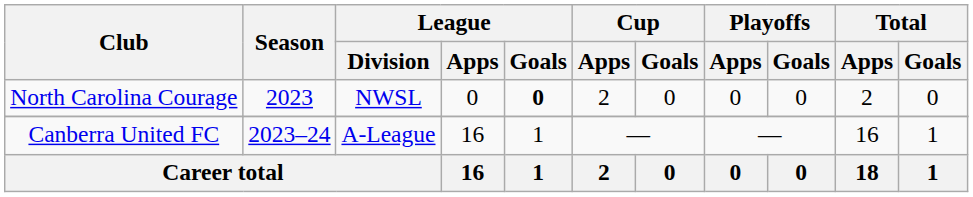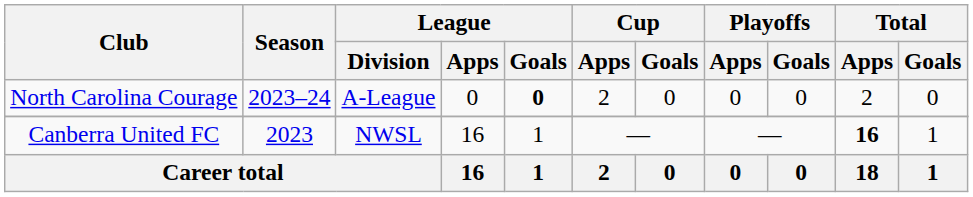(289, 97) 2023 -> (289, 97) 2023–24
(388, 97) NWSL -> (388, 97) A-League
(289, 135) 2023–24 -> (289, 135) 2023
(388, 135) A-League -> (388, 135) NWSL
(867, 135) normal -> (867, 135) bold
